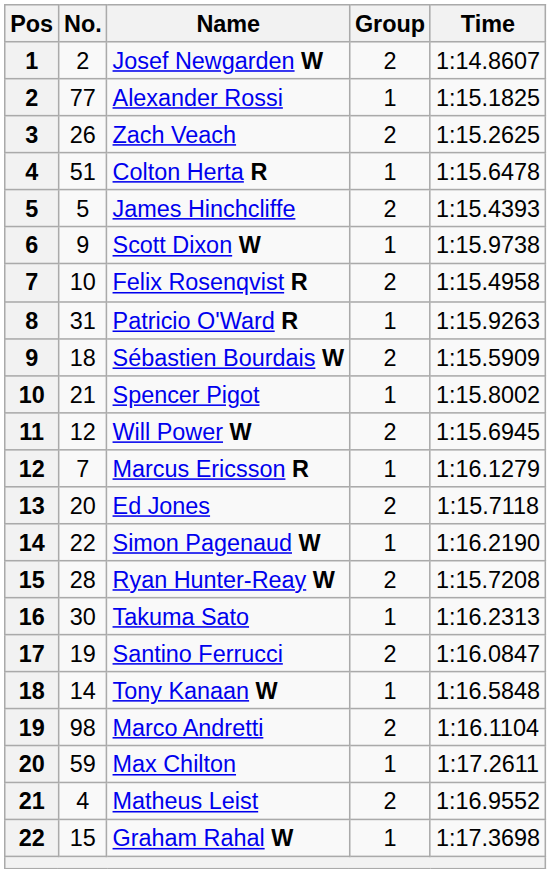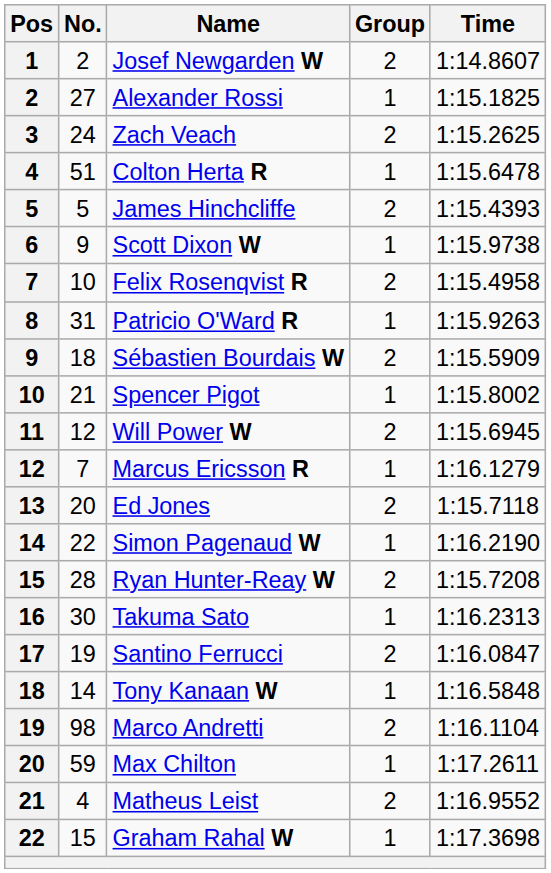(83, 98) 77 -> (83, 98) 27
(83, 135) 26 -> (83, 135) 24
